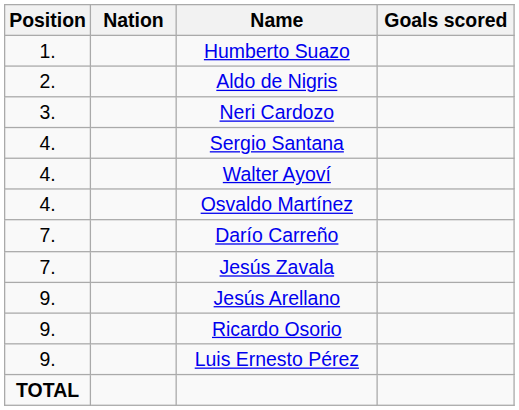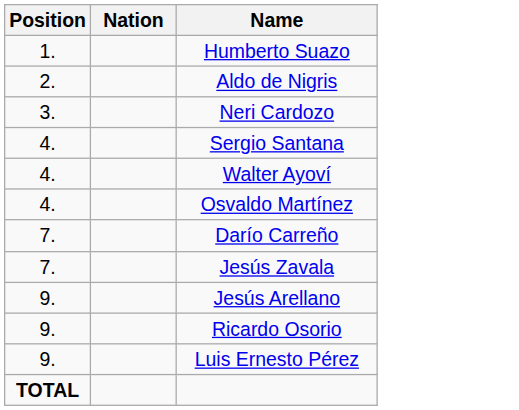- column: (446, 20)
